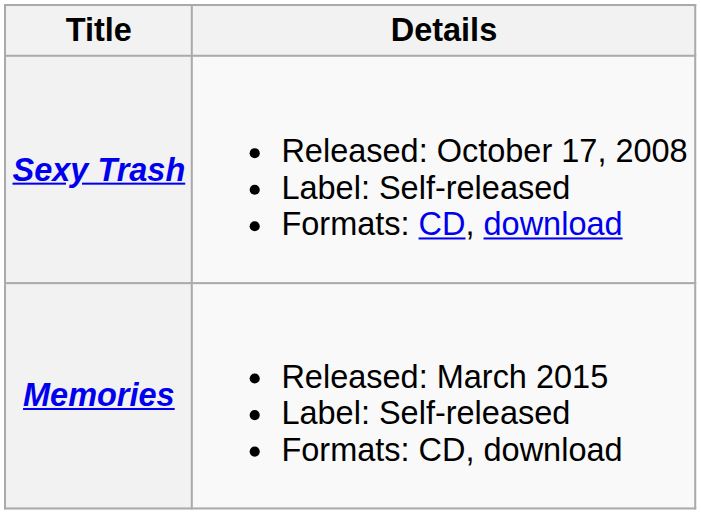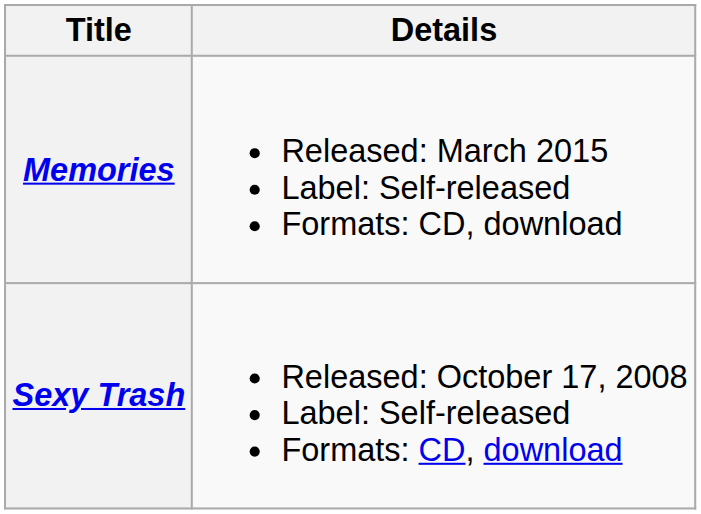rows swapped: (99, 169) <-> (99, 395)
